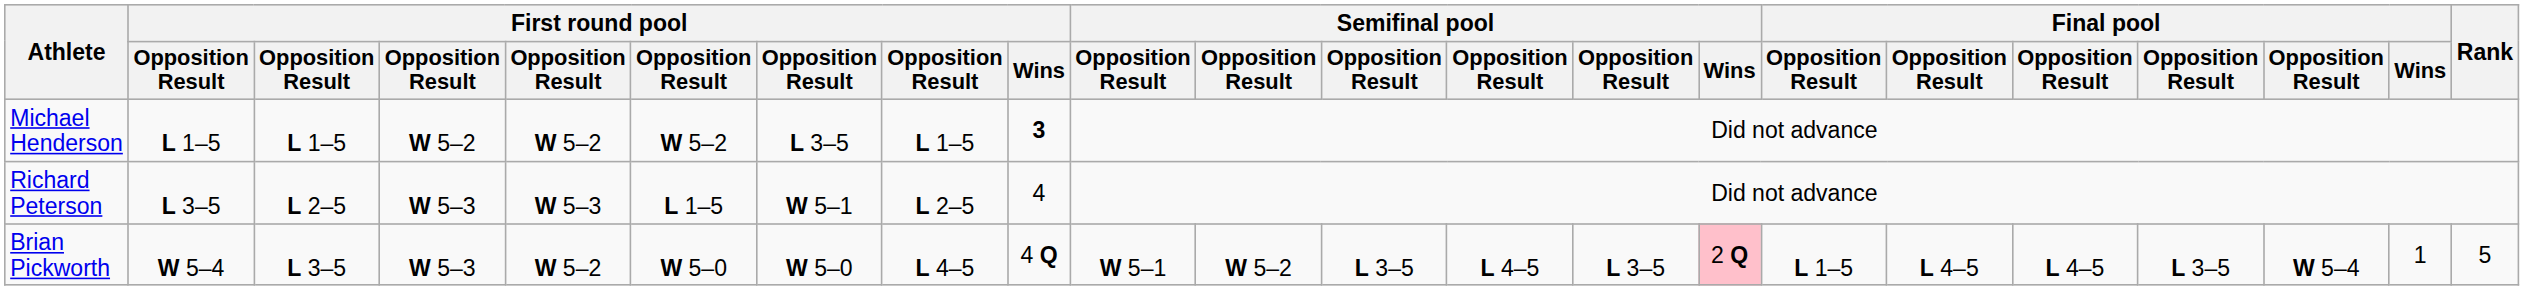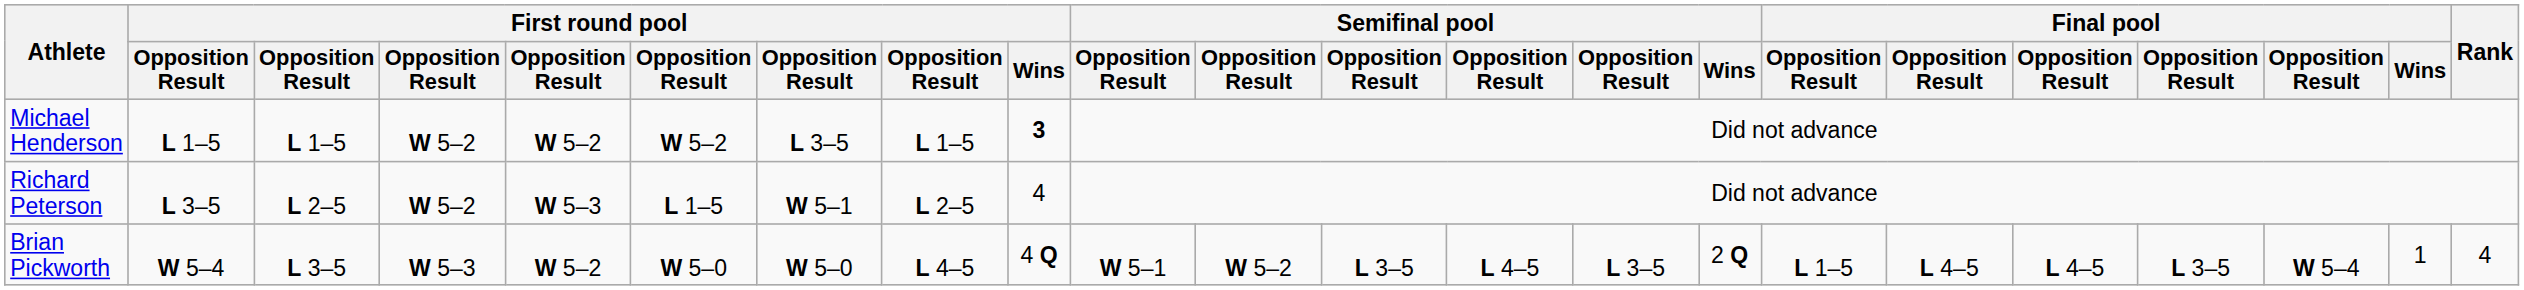(442, 206) W 5–3 -> (442, 206) W 5–2
(1730, 255) pink background -> (1730, 255) no background
(2485, 255) 5 -> (2485, 255) 4
